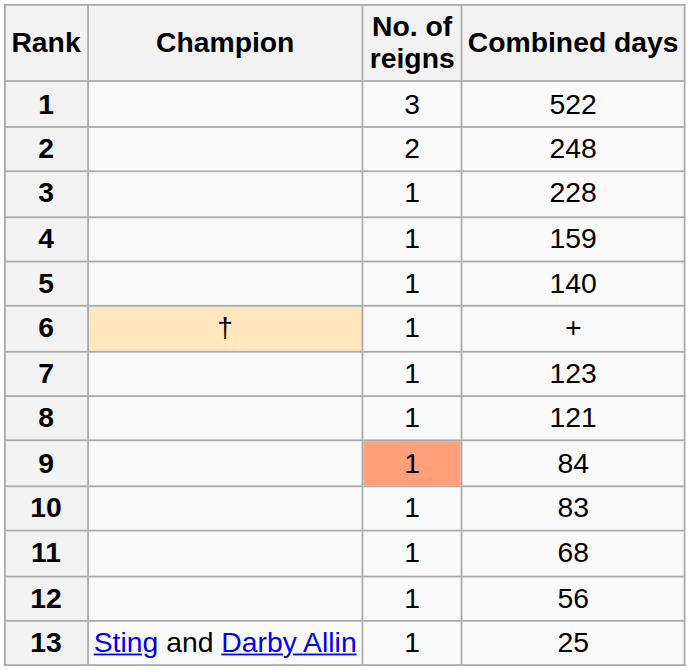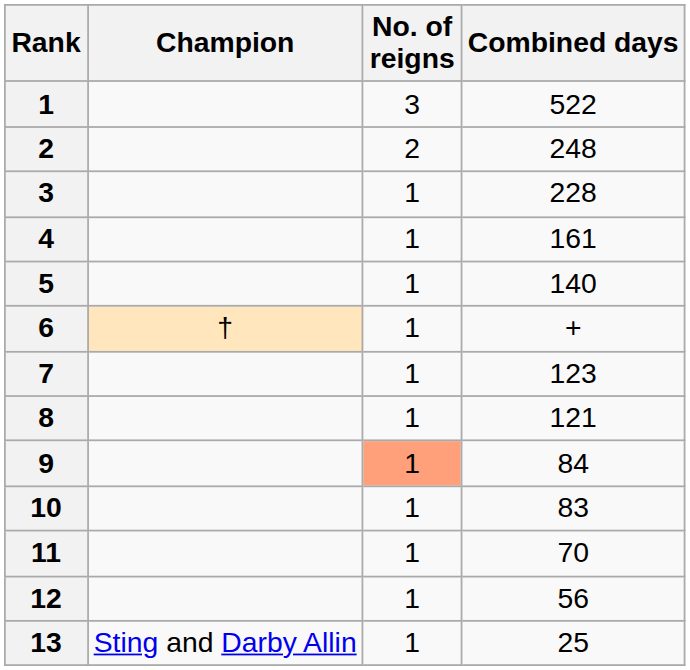(573, 238) 159 -> (573, 238) 161
(573, 552) 68 -> (573, 552) 70
